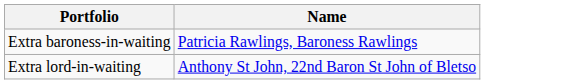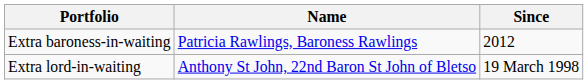+ column: (531, 16)
